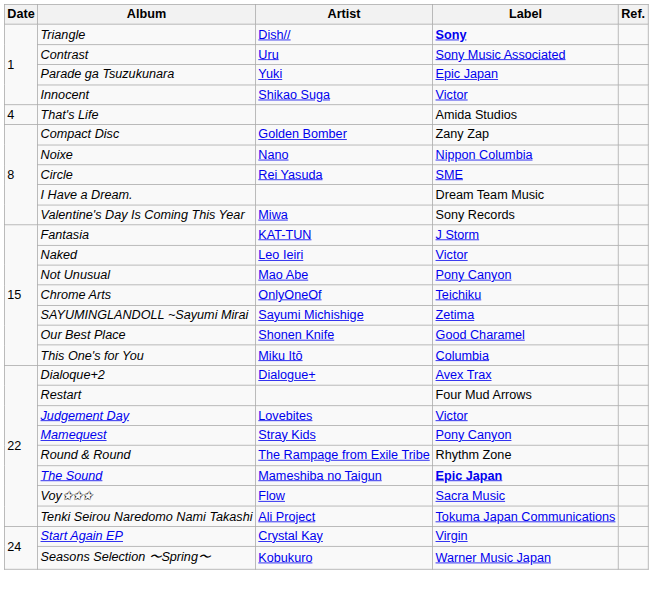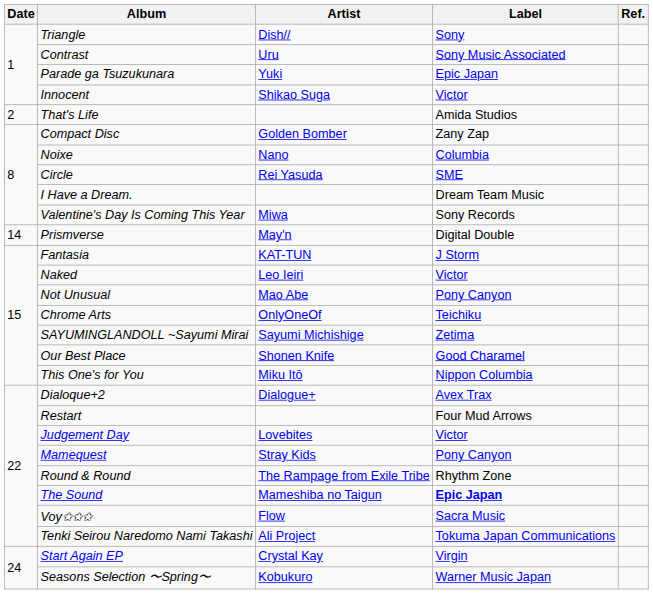(451, 34) bold -> (450, 34) normal
(11, 114) 4 -> (11, 114) 2
(484, 154) Nippon Columbia -> (462, 154) Columbia
+ row: (72, 235)
(462, 355) Columbia -> (484, 375) Nippon Columbia
